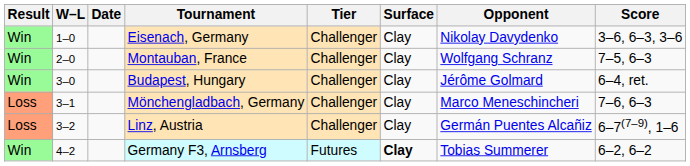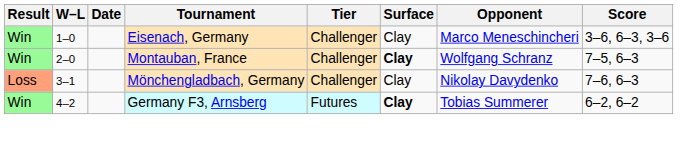(499, 37) Nikolay Davydenko -> (510, 37) Marco Meneschincheri
(397, 59) normal -> (398, 59) bold
- row: (186, 80)
(510, 102) Marco Meneschincheri -> (499, 80) Nikolay Davydenko
- row: (165, 126)
